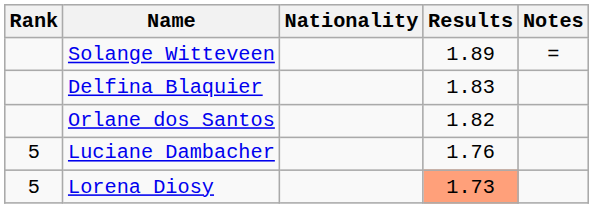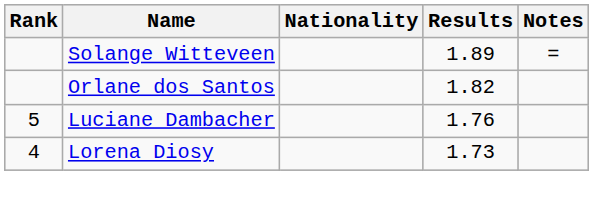- row: (165, 87)
(34, 187) 5 -> (34, 154) 4
(471, 187) lightsalmon background -> (471, 154) no background
